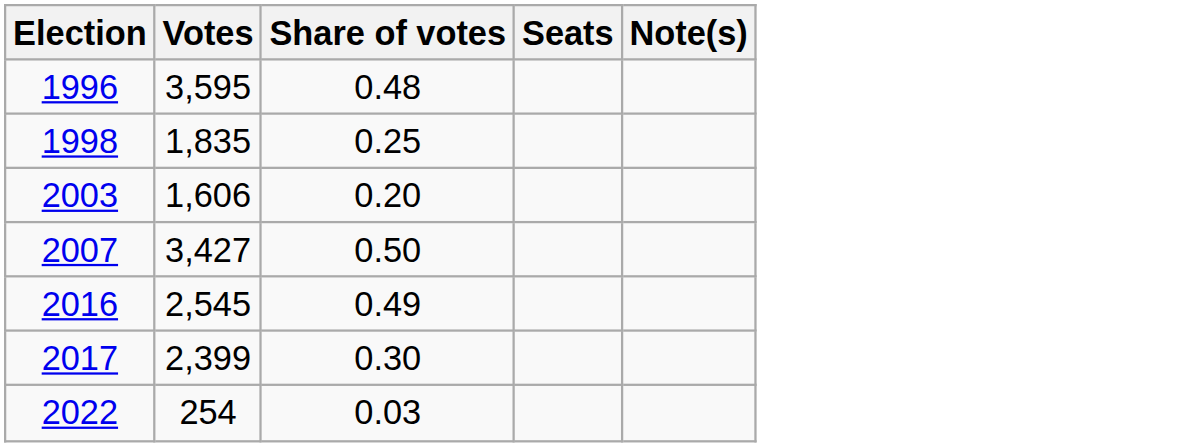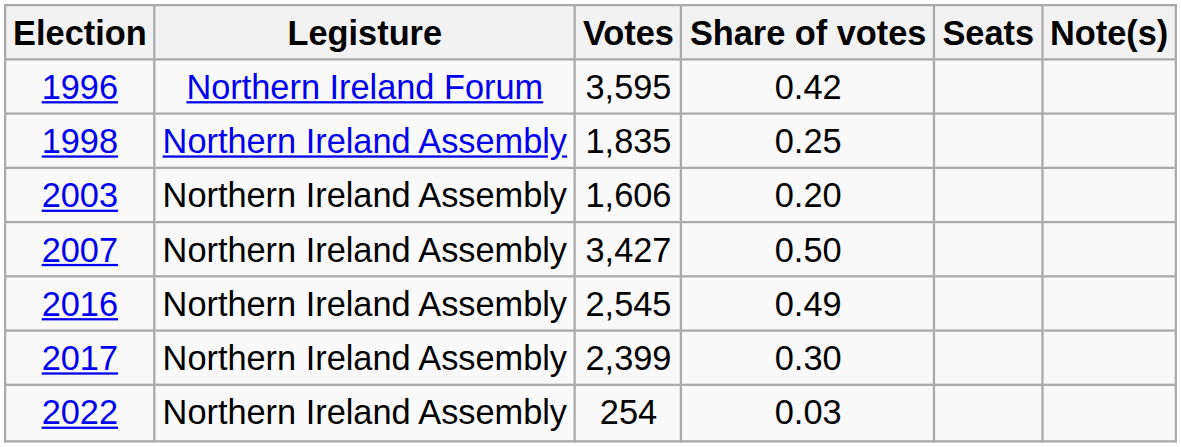+ column: (365, 33)
(388, 87) 0.48 -> (808, 87) 0.42
